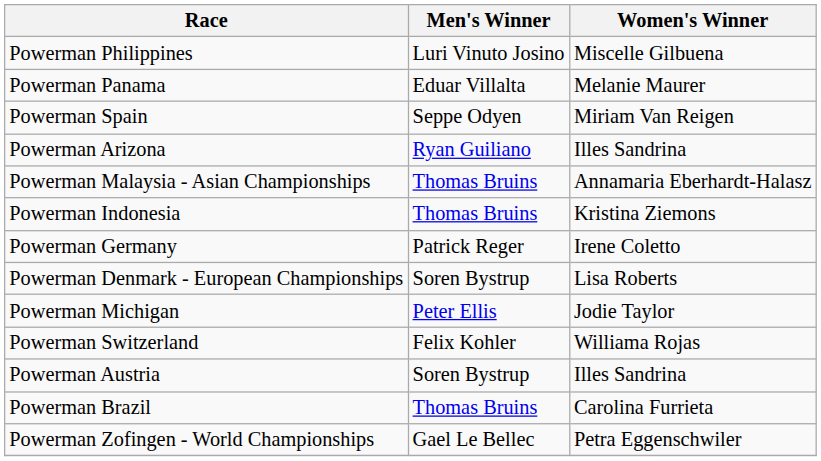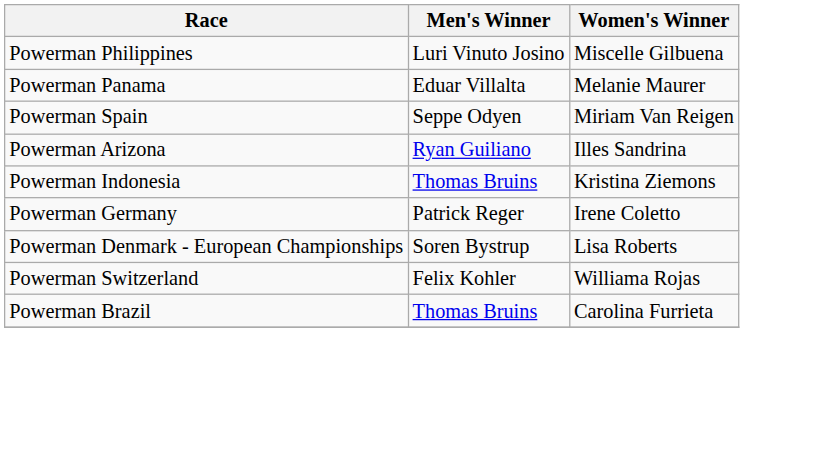- row: (190, 181)
- row: (94, 310)
- row: (85, 375)
- row: (192, 439)
